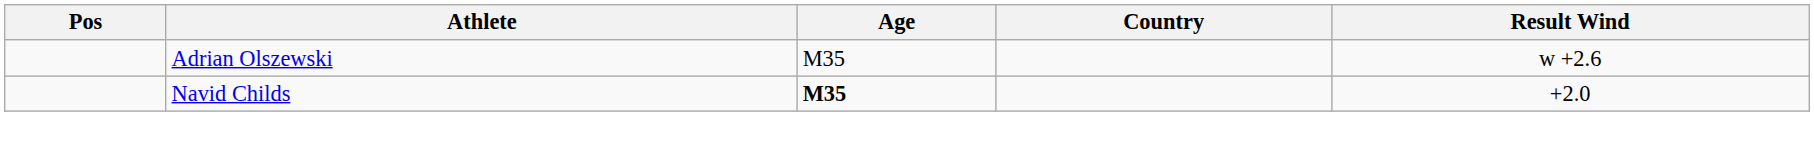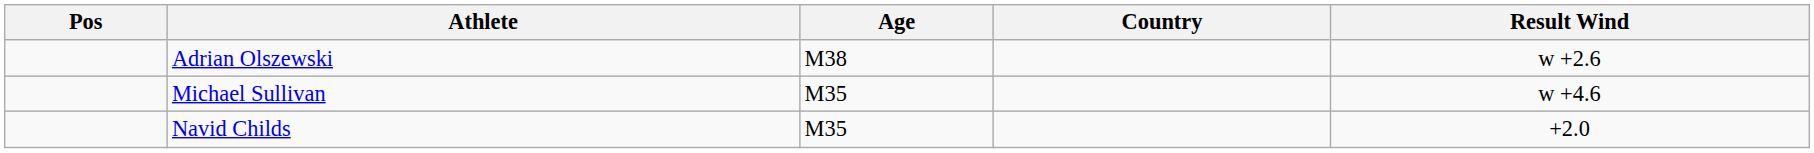(824, 57) M35 -> (826, 57) M38
+ row: (249, 93)
(824, 93) bold -> (826, 128) normal
